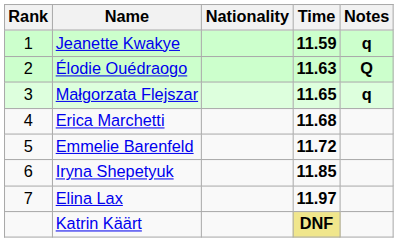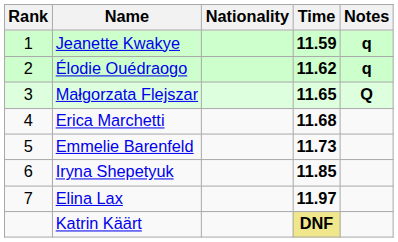(317, 69) 11.63 -> (317, 69) 11.62
(367, 69) Q -> (367, 69) q
(367, 95) q -> (367, 95) Q
(317, 146) 11.72 -> (317, 146) 11.73
